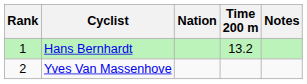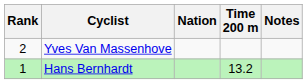rows swapped: (88, 48) <-> (108, 68)
